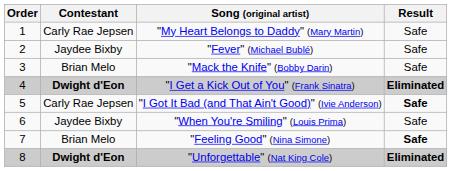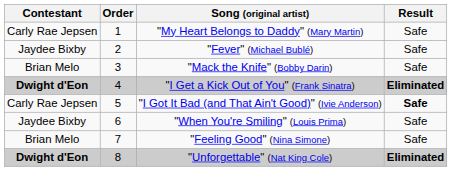columns swapped: (22, 13) <-> (88, 13)
(416, 139) bold -> (416, 139) normal
